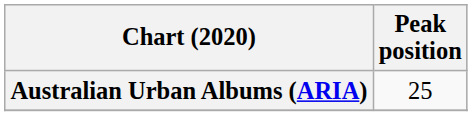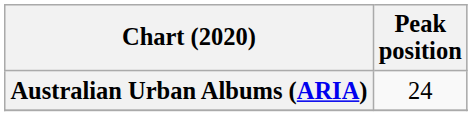(420, 90) 25 -> (420, 90) 24
